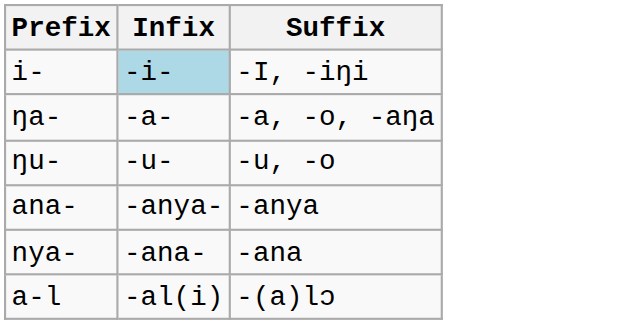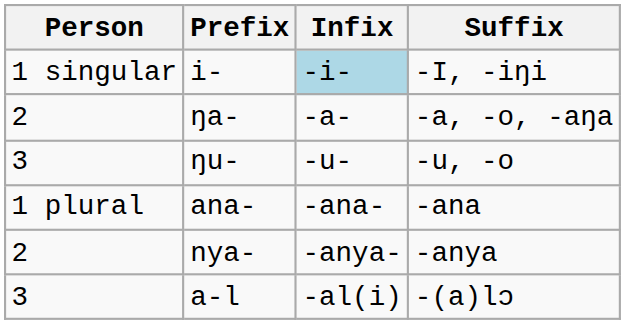+ column: (94, 28)
(174, 207) -anya- -> (344, 207) -ana-
(278, 207) -anya -> (448, 207) -ana
(165, 252) -ana- -> (352, 252) -anya-
(269, 252) -ana -> (456, 252) -anya
